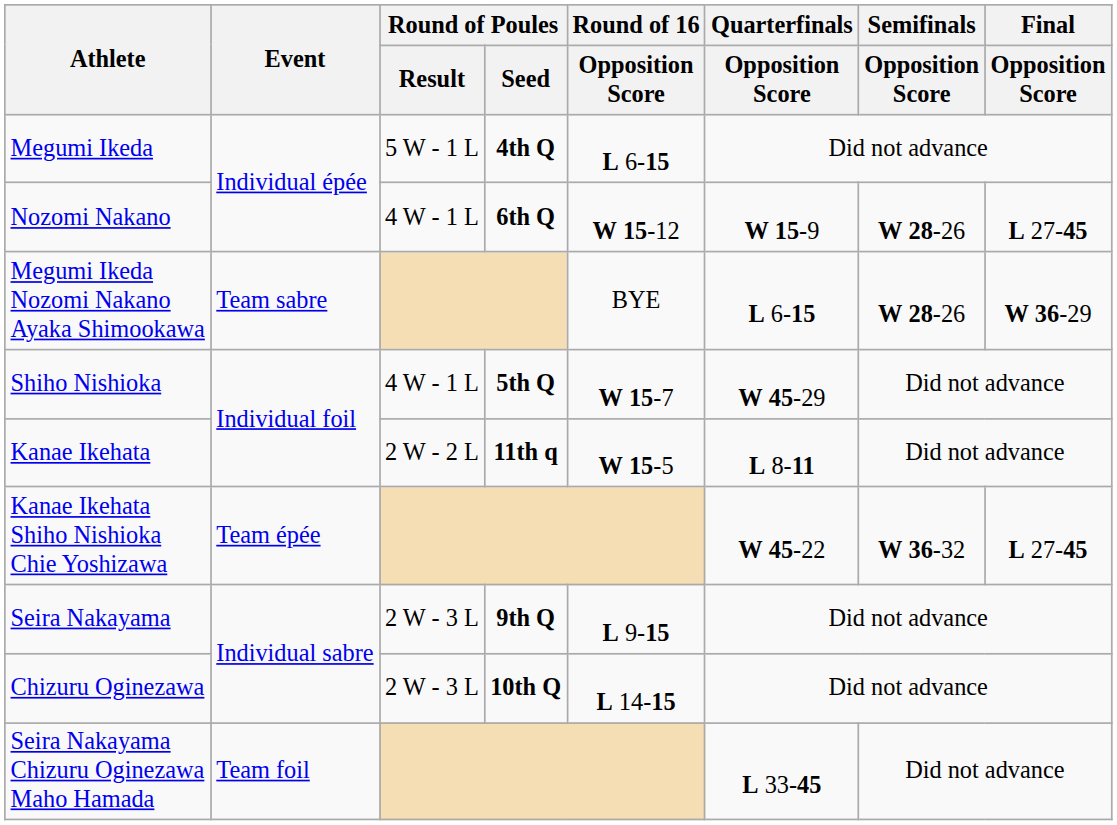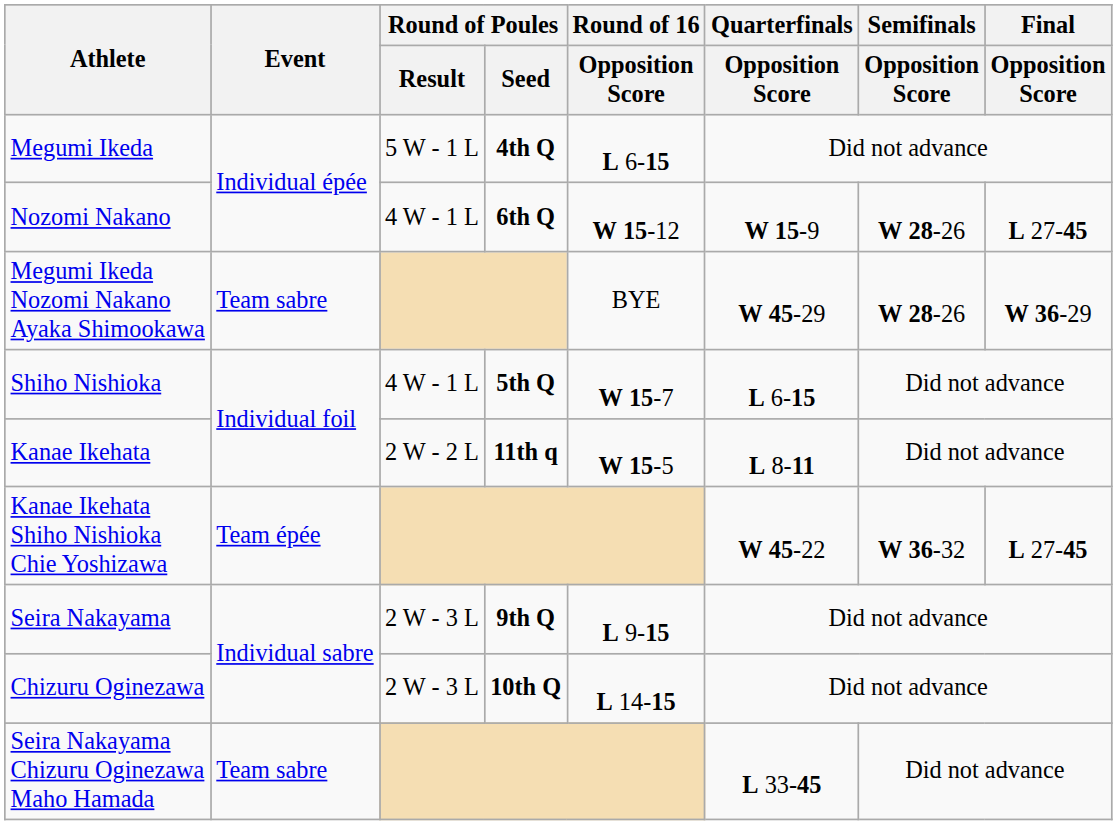(782, 314) L 6-15 -> (782, 314) W 45-29
(782, 398) W 45-29 -> (782, 398) L 6-15
(263, 771) Team foil -> (272, 771) Team sabre
